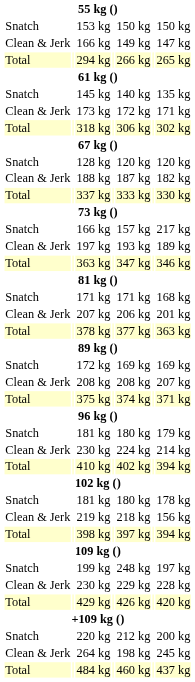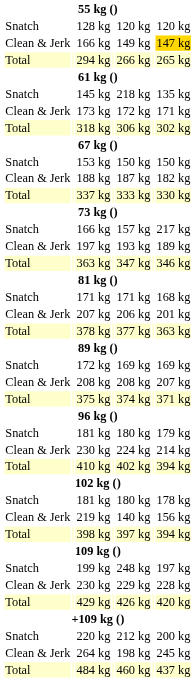rows swapped: (22, 161) <-> (22, 26)
(173, 43) no background -> (173, 43) gold background
(133, 94) 140 kg -> (133, 94) 218 kg
(133, 517) 218 kg -> (133, 517) 140 kg
